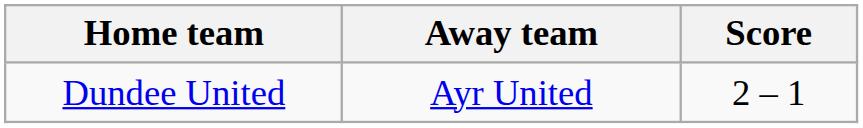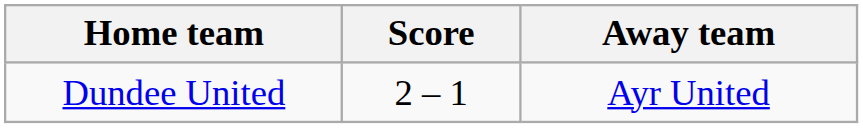columns swapped: (769, 33) <-> (511, 33)
